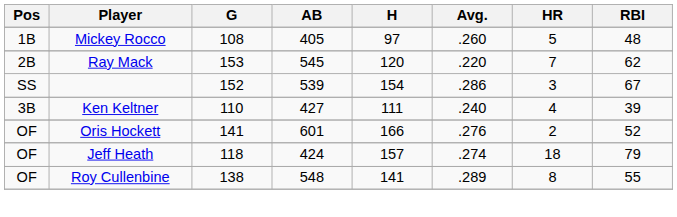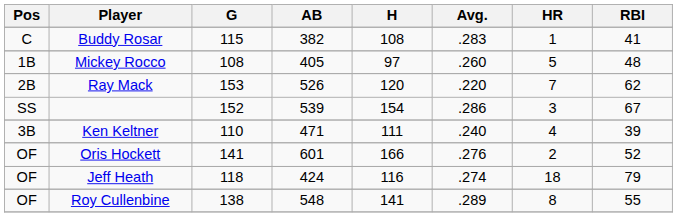+ row: (120, 39)
(312, 62) 545 -> (312, 85) 526
(312, 108) 427 -> (312, 131) 471
(392, 154) 157 -> (392, 177) 116
